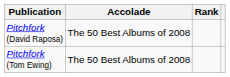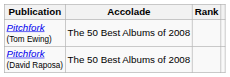rows swapped: (29, 59) <-> (35, 33)
